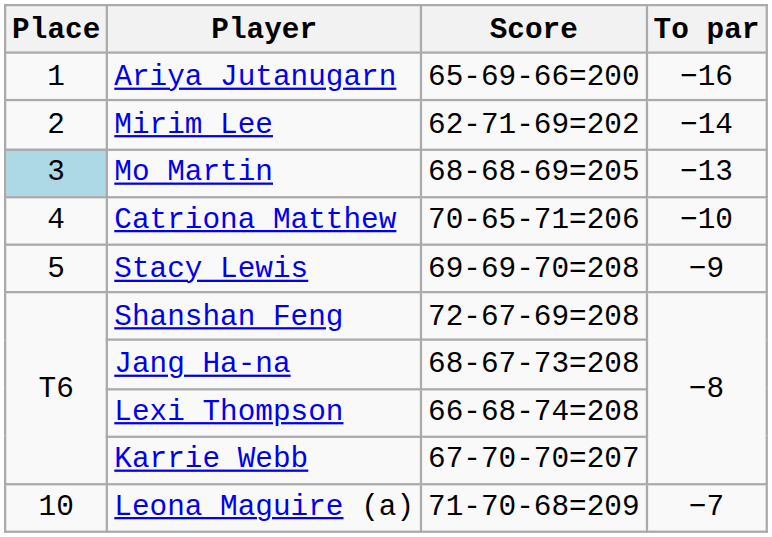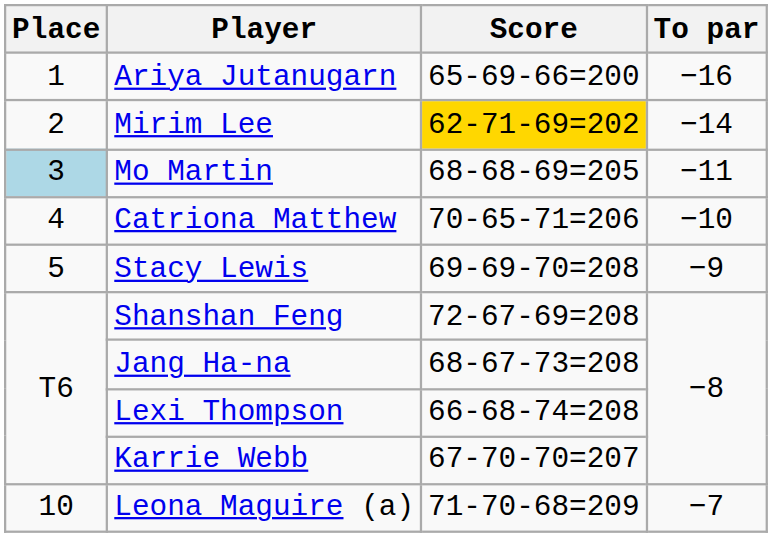(534, 125) no background -> (534, 125) gold background
(707, 173) −13 -> (707, 173) −11
